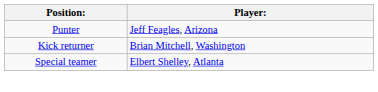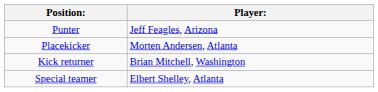+ row: (66, 45)
